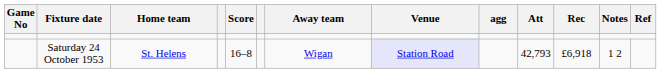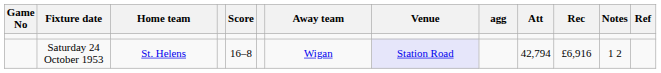(536, 53) 42,793 -> (536, 53) 42,794
(576, 53) £6,918 -> (576, 53) £6,916
